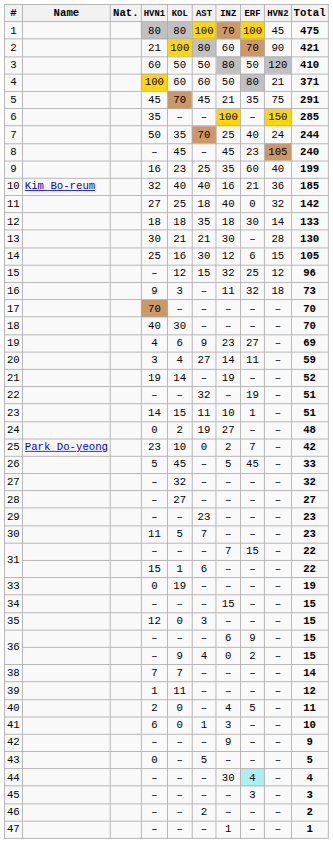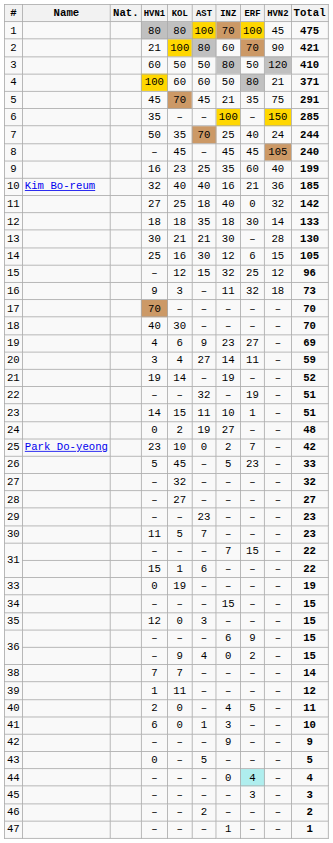(253, 152) 23 -> (253, 152) 45
(253, 465) 45 -> (253, 465) 23
(228, 778) 30 -> (228, 778) 0
